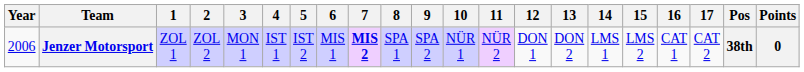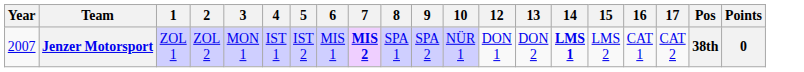- column: (496, 15)
(22, 46) 2006 -> (22, 46) 2007
(605, 46) normal -> (570, 46) bold
